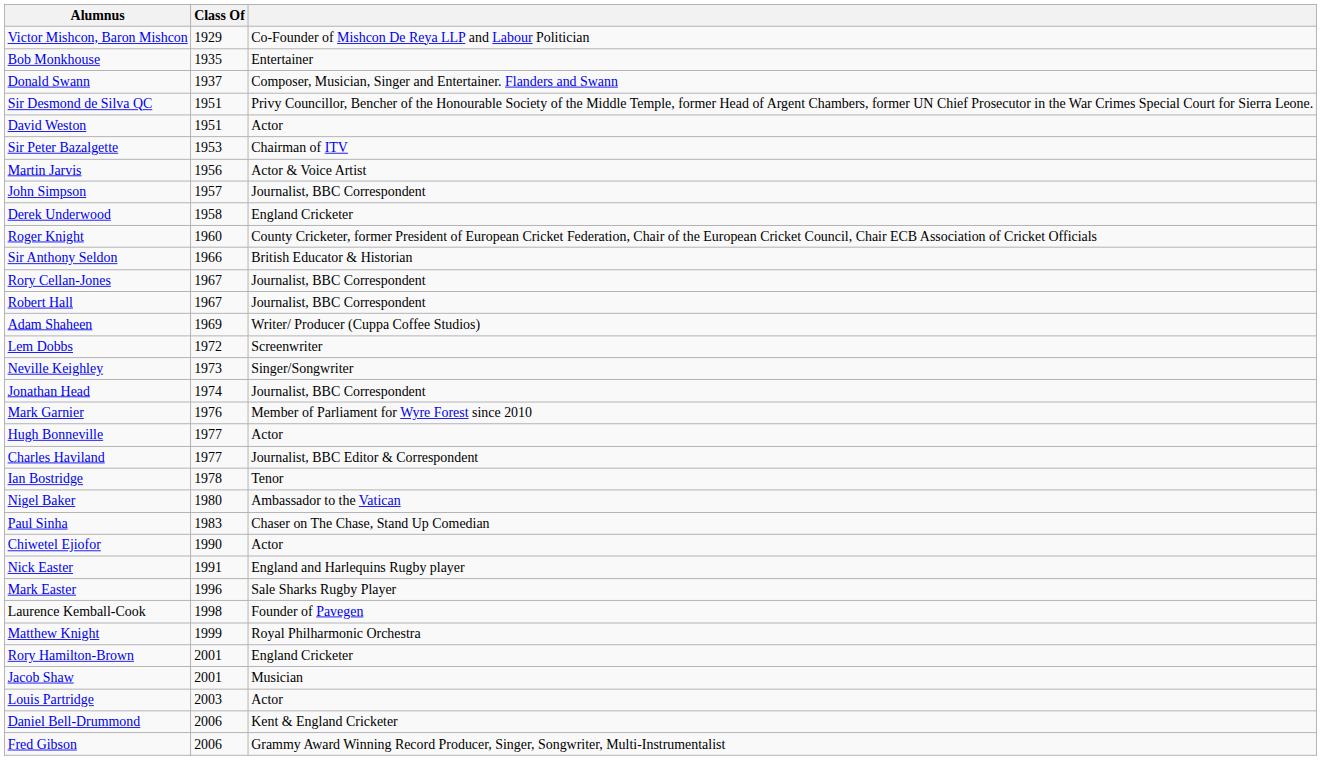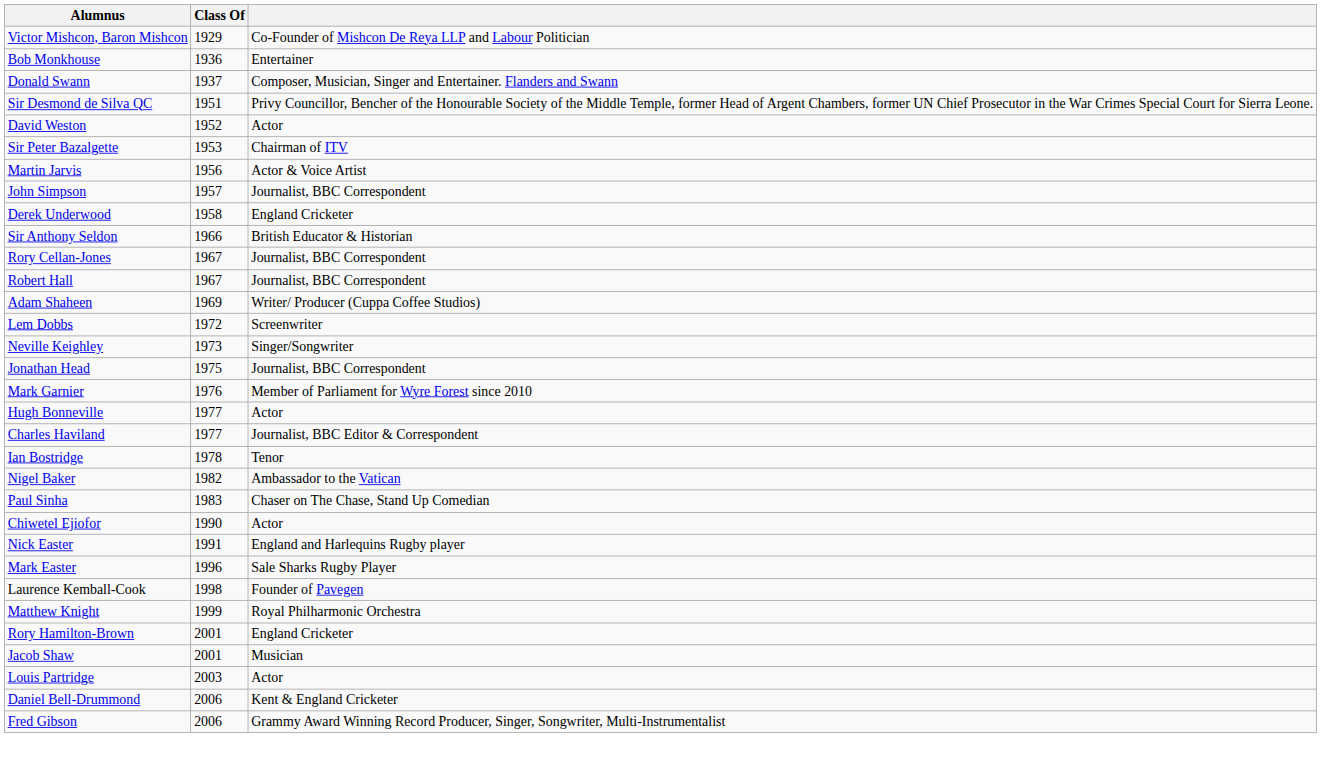(208, 59) 1935 -> (208, 59) 1936
(208, 125) 1951 -> (208, 125) 1952
- row: (46, 236)
(208, 390) 1974 -> (208, 368) 1975
(208, 501) 1980 -> (208, 479) 1982
